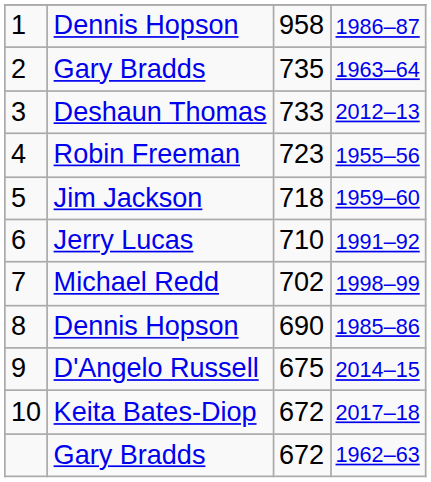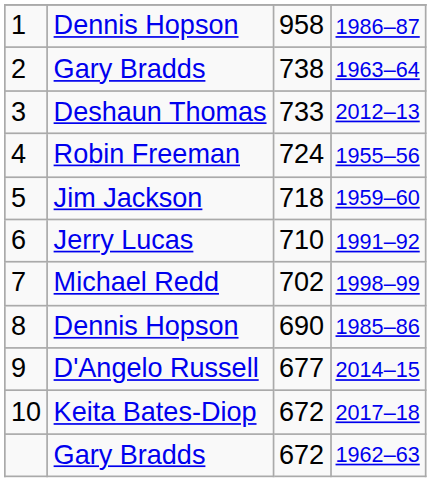(302, 68) 735 -> (302, 68) 738
(302, 154) 723 -> (302, 154) 724
(302, 369) 675 -> (302, 369) 677
